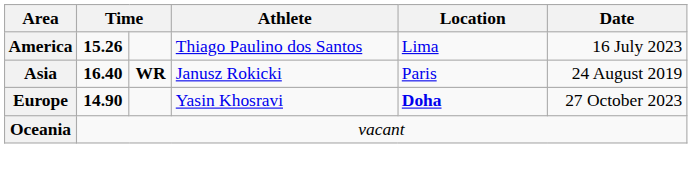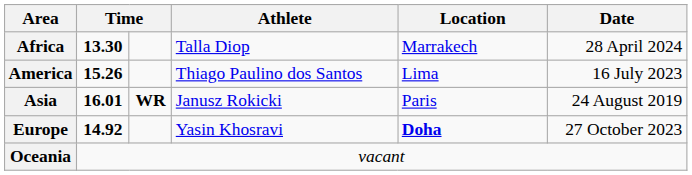+ row: (41, 45)
(103, 73) 16.40 -> (103, 101) 16.01
(103, 101) 14.90 -> (103, 128) 14.92
